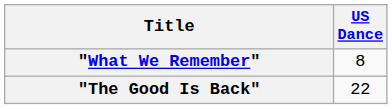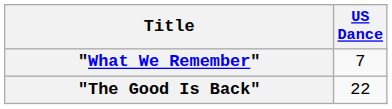(360, 62) 8 -> (360, 62) 7
